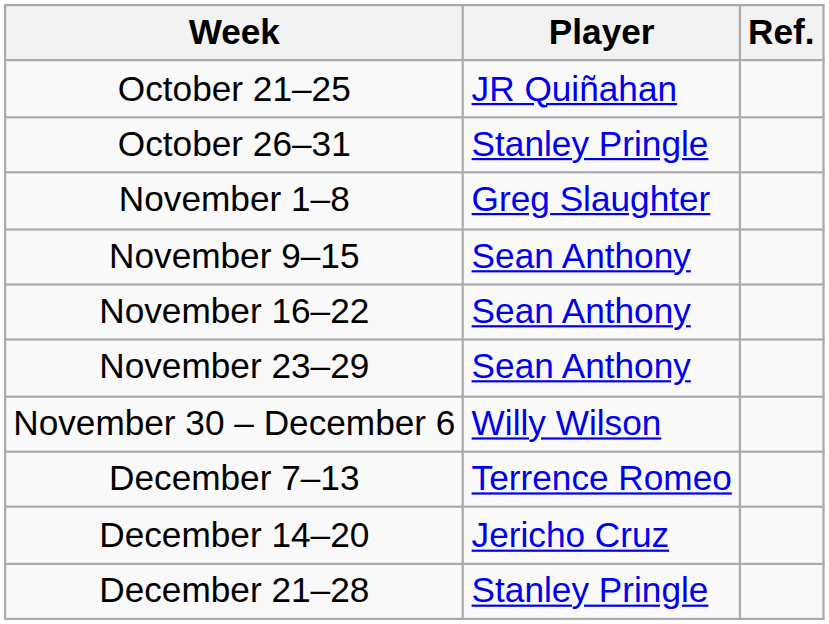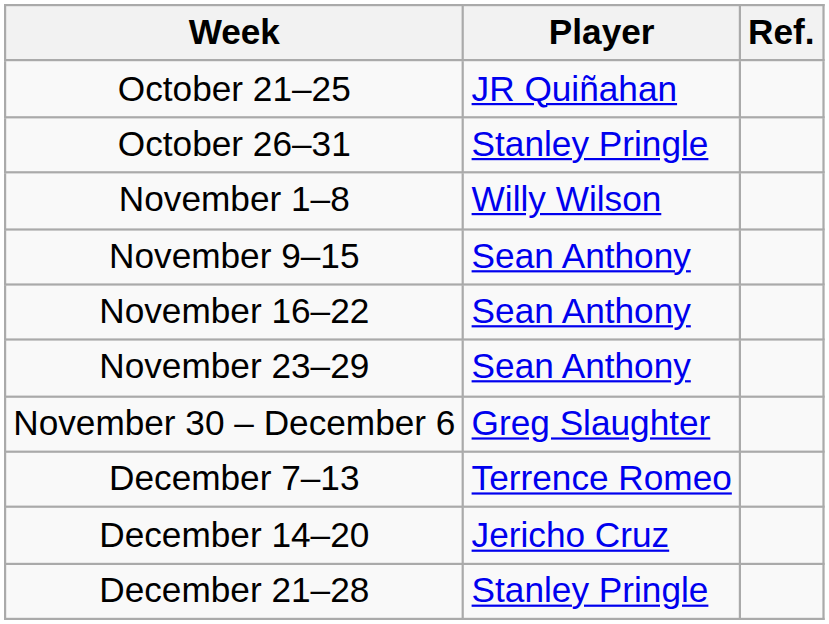(591, 199) Greg Slaughter -> (566, 199) Willy Wilson
(566, 423) Willy Wilson -> (591, 423) Greg Slaughter
